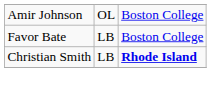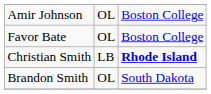(106, 36) LB -> (106, 36) OL
+ row: (48, 78)
